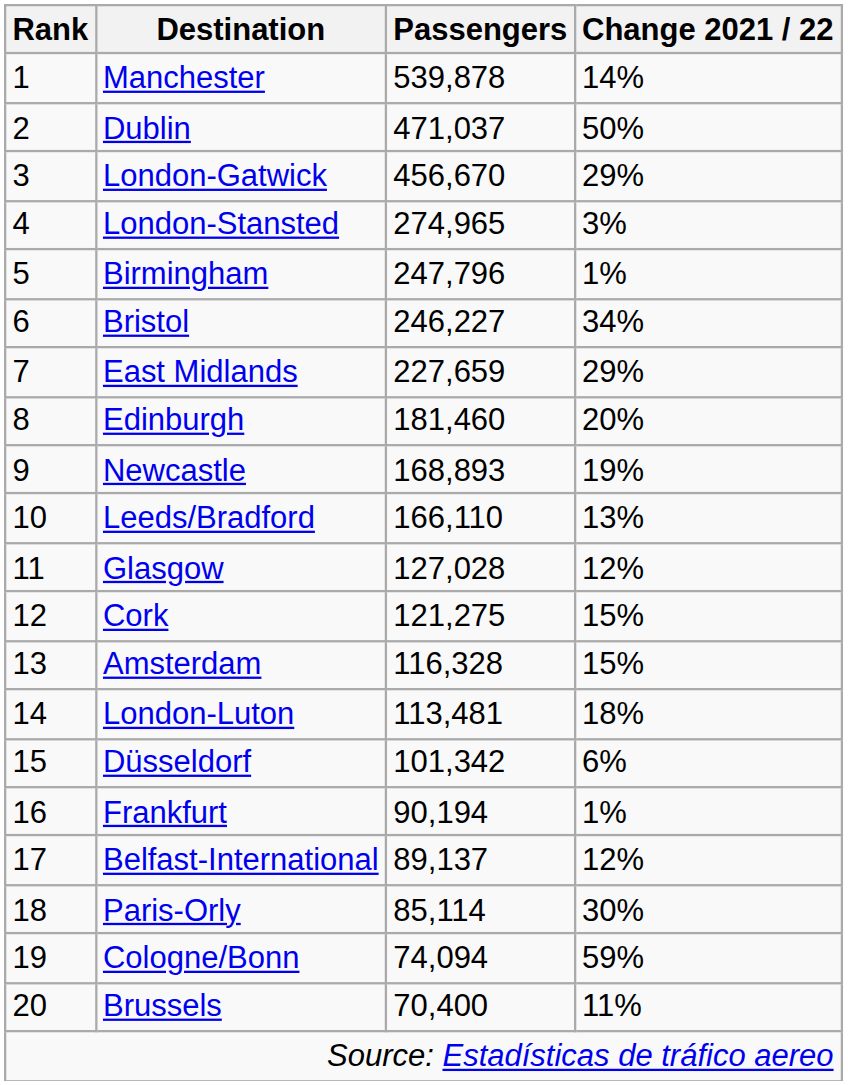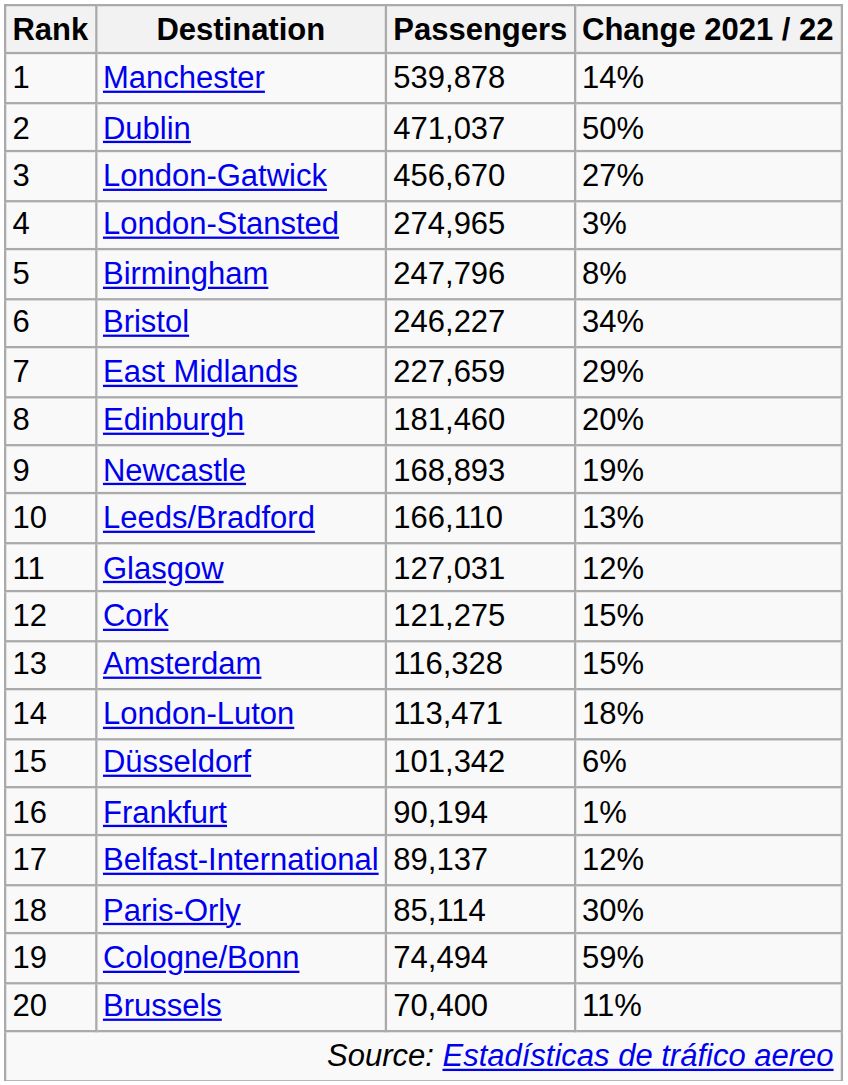(613, 176) 29% -> (613, 176) 27%
(604, 274) 1% -> (604, 274) 8%
(449, 567) 127,028 -> (449, 567) 127,031
(448, 713) 113,481 -> (448, 713) 113,471
(441, 958) 74,094 -> (441, 958) 74,494
